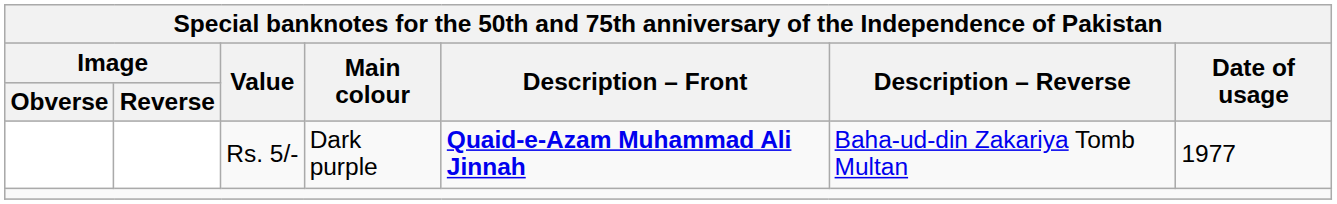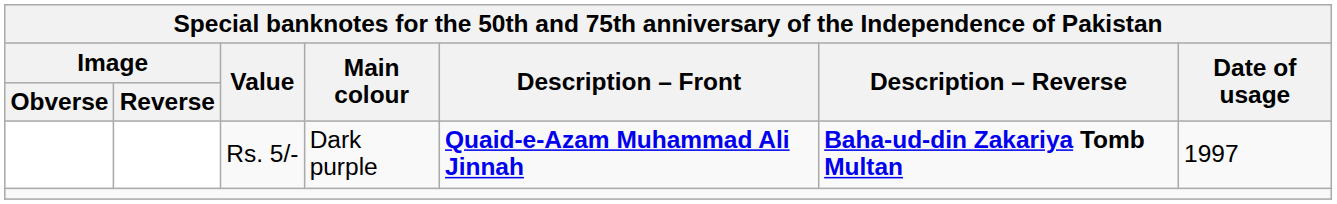(985, 154) normal -> (984, 154) bold
(1209, 154) 1977 -> (1211, 154) 1997
